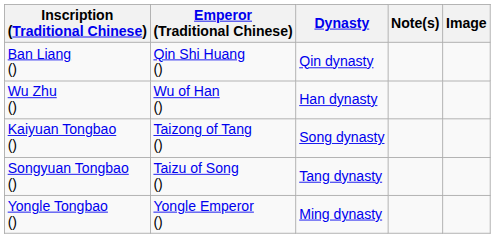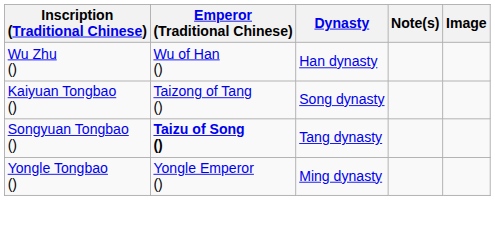- row: (39, 61)
(196, 176) normal -> (199, 138) bold
